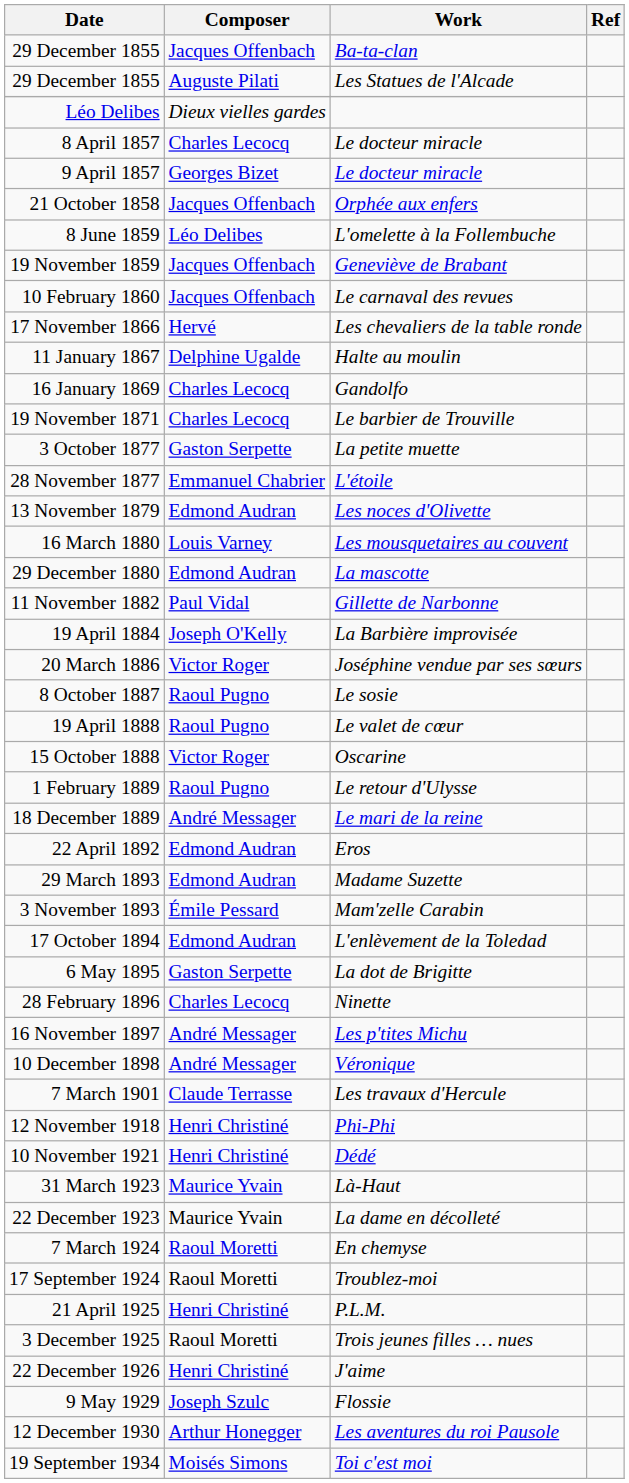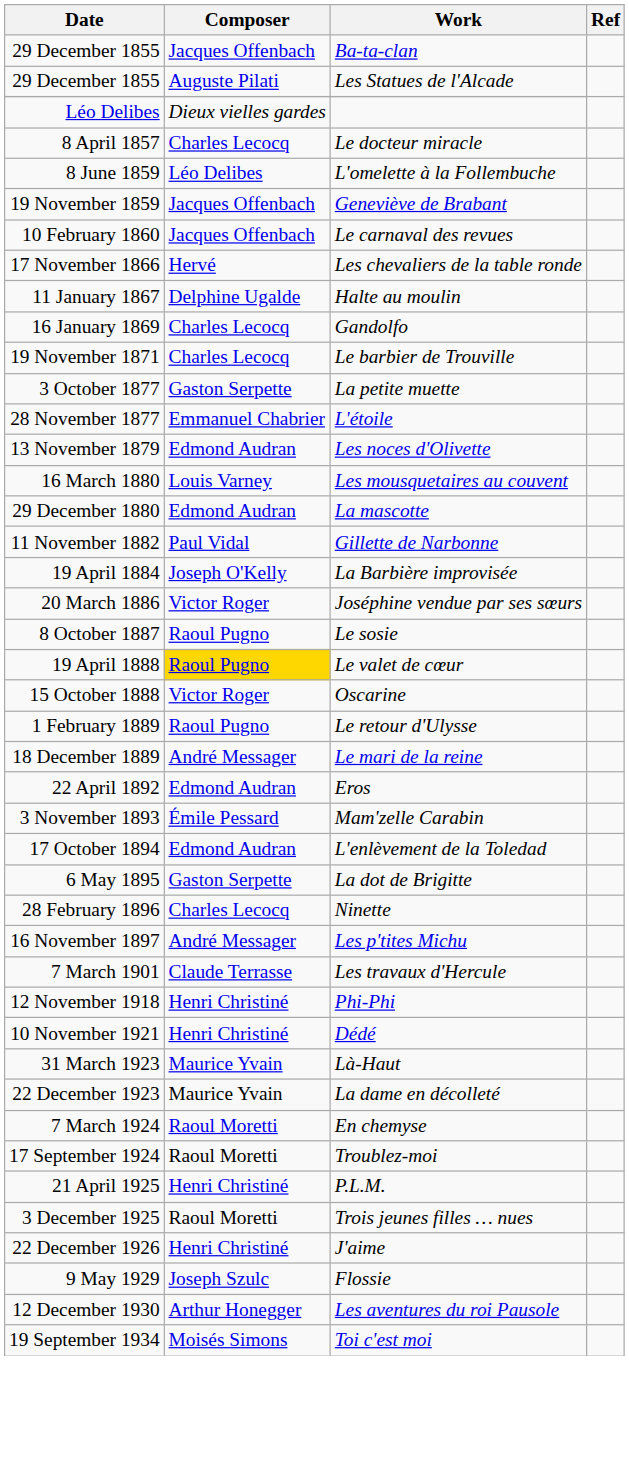- row: (111, 173)
- row: (95, 204)
(219, 726) no background -> (219, 664) gold background
- row: (100, 879)
- row: (86, 1063)
